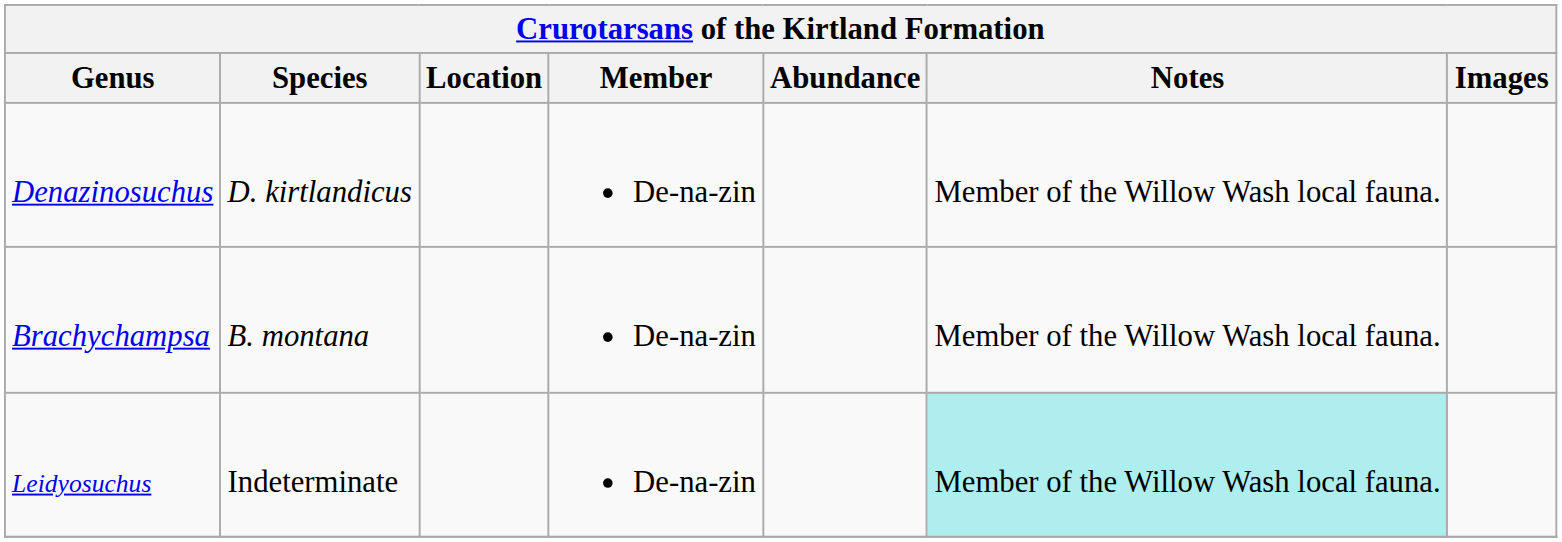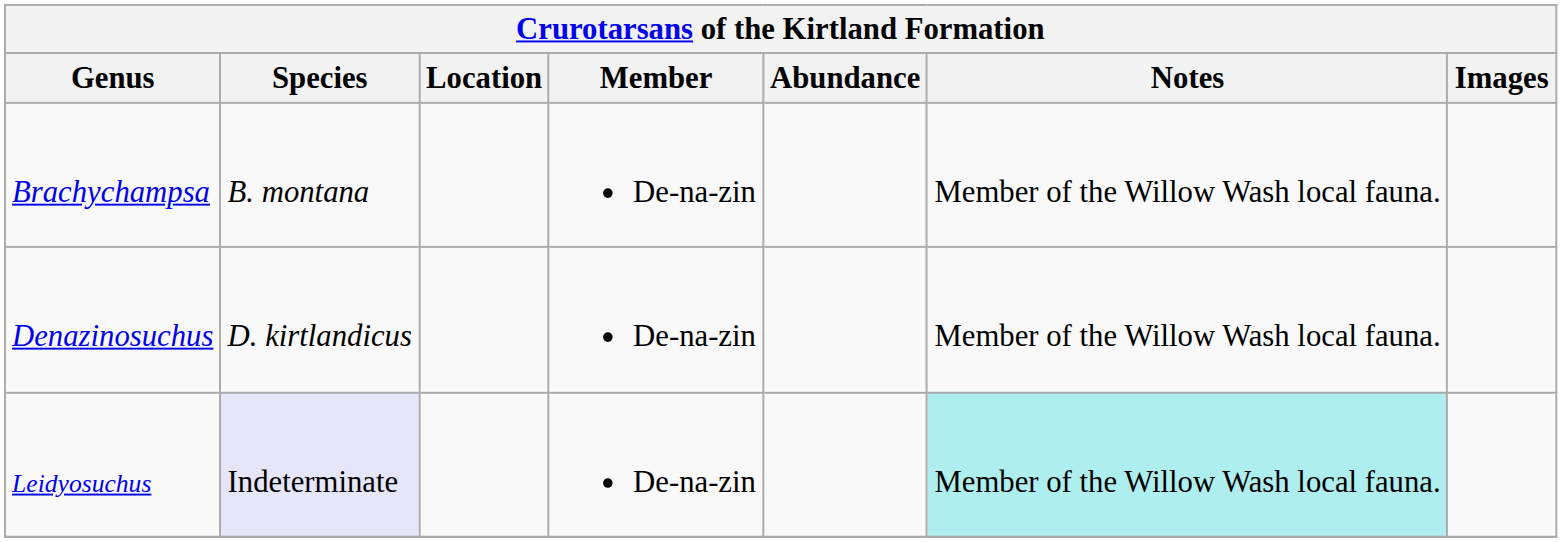rows swapped: (111, 336) <-> (113, 191)
(313, 481) no background -> (313, 481) lavender background
